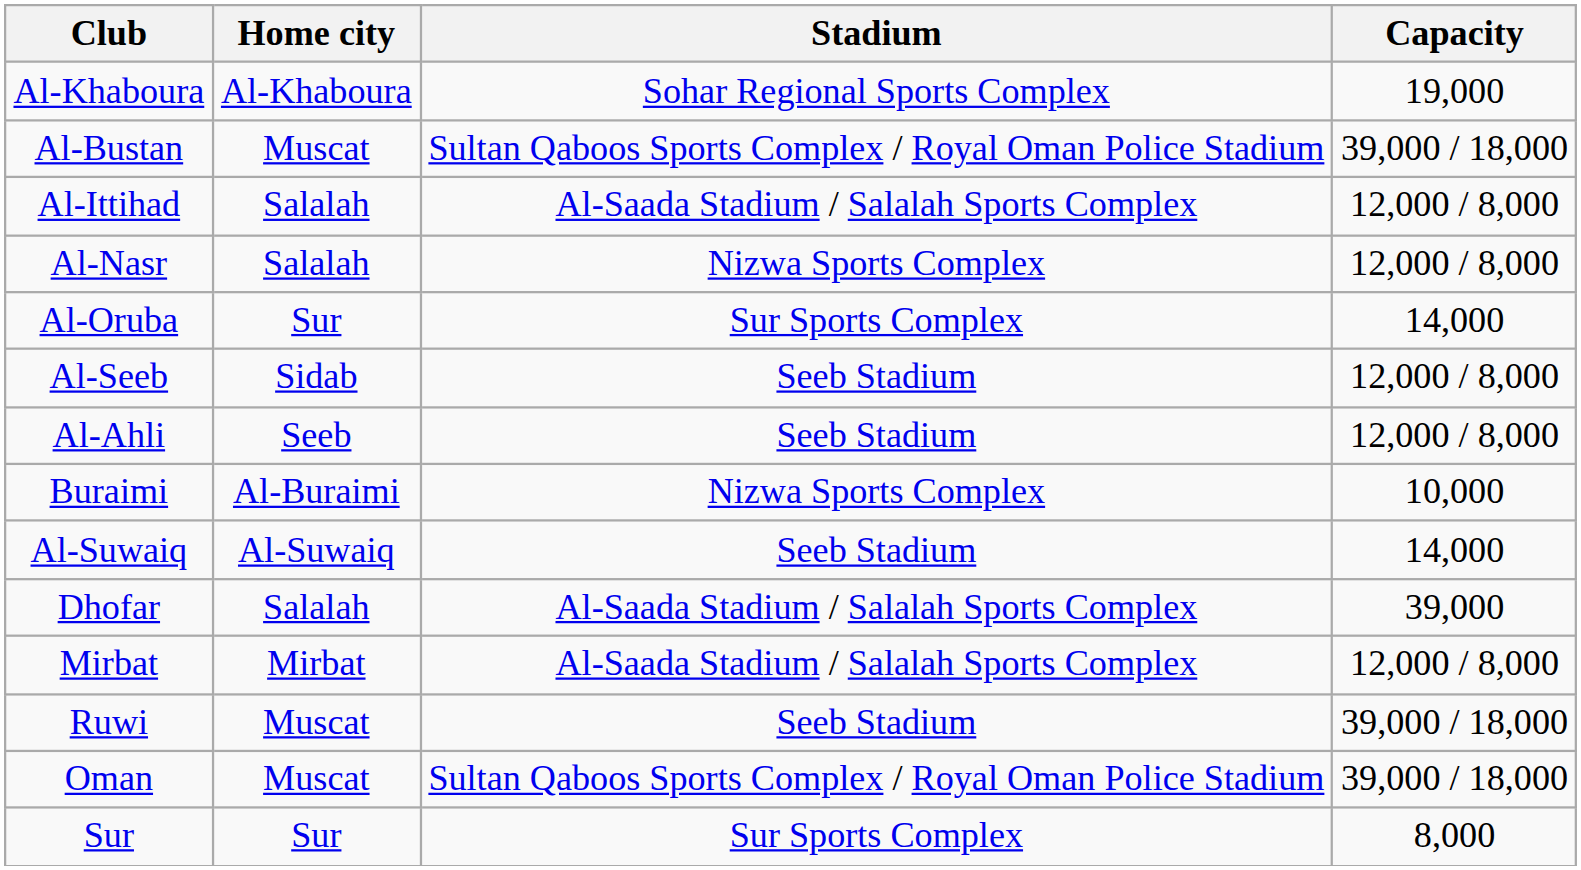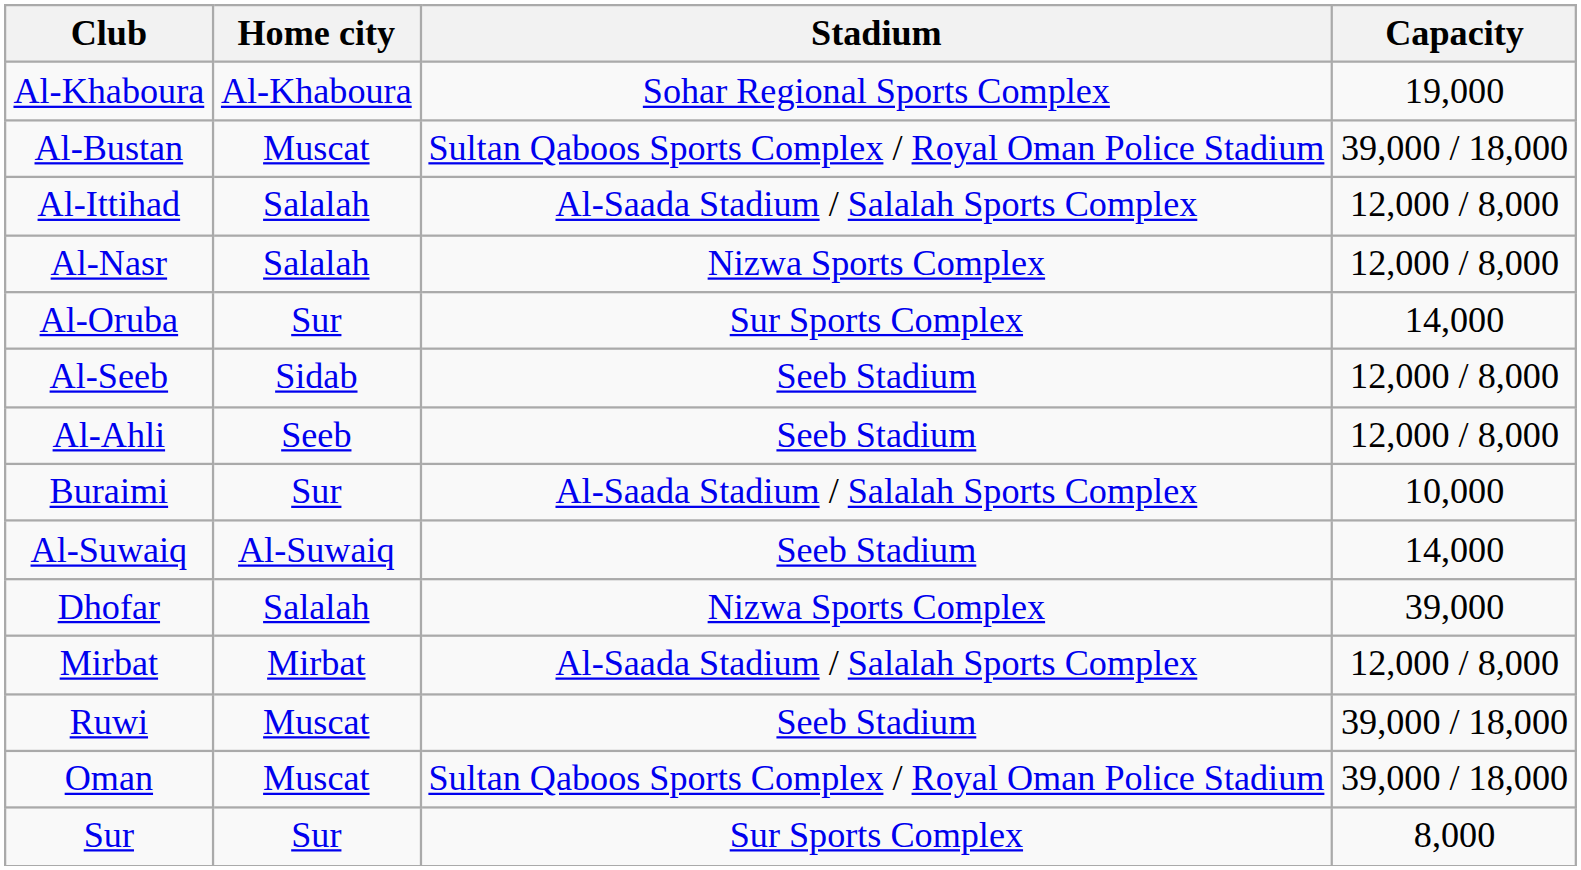(316, 491) Al-Buraimi -> (316, 491) Sur
(876, 491) Nizwa Sports Complex -> (876, 491) Al-Saada Stadium / Salalah Sports Complex
(876, 606) Al-Saada Stadium / Salalah Sports Complex -> (876, 606) Nizwa Sports Complex
